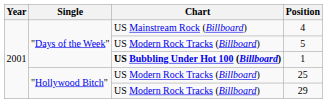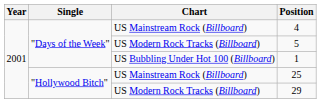(198, 59) bold -> (194, 59) normal
(187, 75) US Modern Rock Tracks (Billboard) -> (180, 75) US Mainstream Rock (Billboard)
